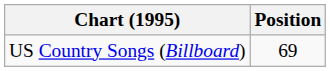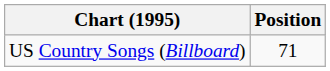(288, 50) 69 -> (288, 50) 71
